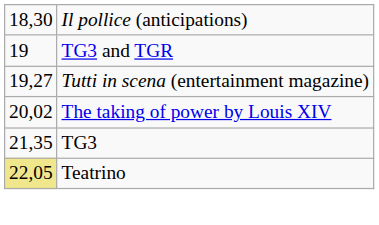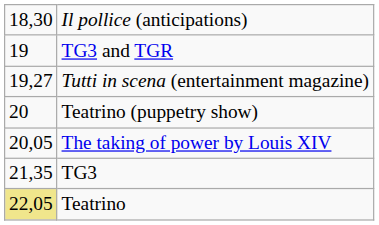+ row: (160, 111)
(31, 111) 20,02 -> (31, 142) 20,05
